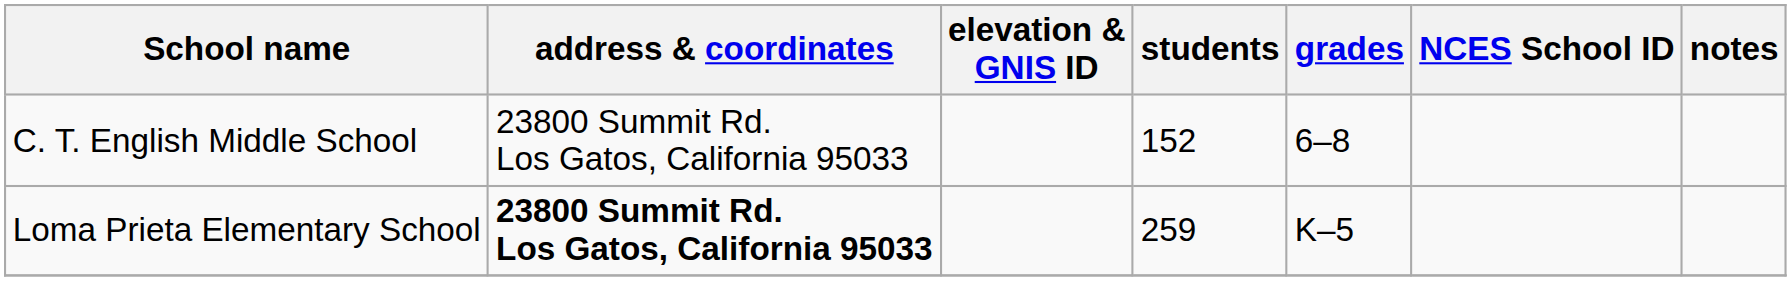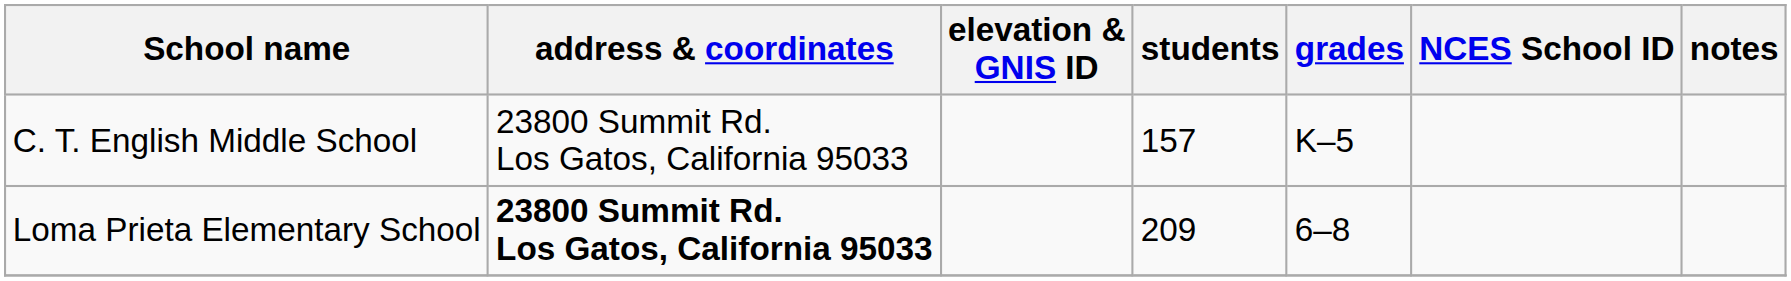(1169, 139) 152 -> (1169, 139) 157
(1323, 139) 6–8 -> (1324, 139) K–5
(1169, 230) 259 -> (1169, 230) 209
(1324, 230) K–5 -> (1323, 230) 6–8
